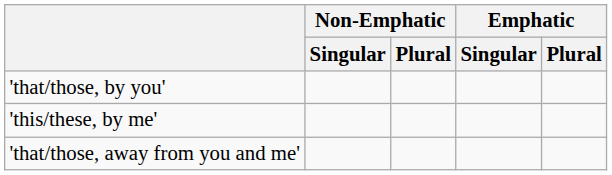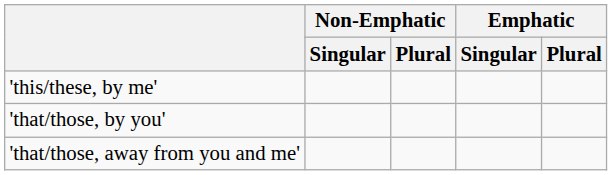rows swapped: (83, 119) <-> (87, 86)
